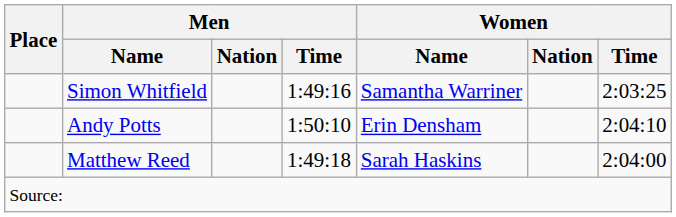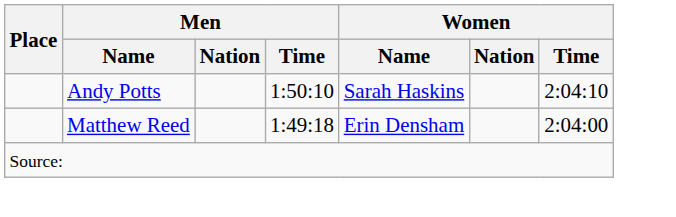- row: (137, 91)
(421, 125) Erin Densham -> (404, 91) Sarah Haskins
(421, 160) Sarah Haskins -> (404, 125) Erin Densham
